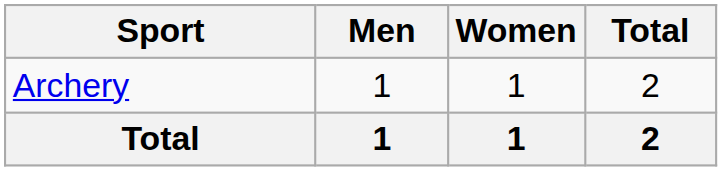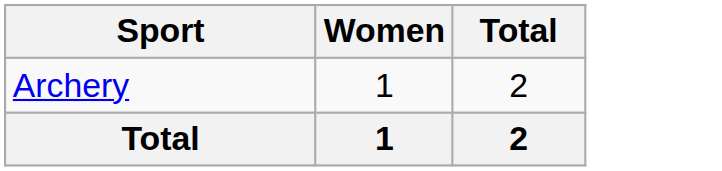- column: (382, 31)
